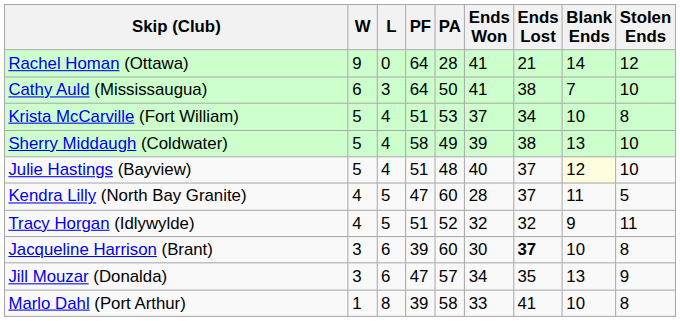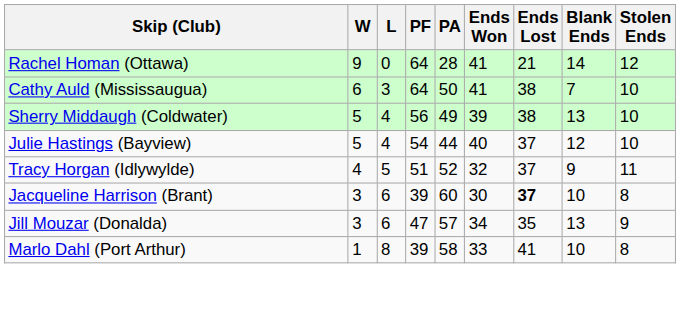- row: (124, 116)
(419, 143) 58 -> (419, 116) 56
(419, 169) 51 -> (419, 143) 54
(448, 169) 48 -> (448, 143) 44
(576, 169) lightyellow background -> (576, 143) no background
- row: (127, 196)
(527, 223) 32 -> (527, 169) 37
